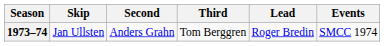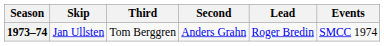columns swapped: (213, 13) <-> (142, 13)
